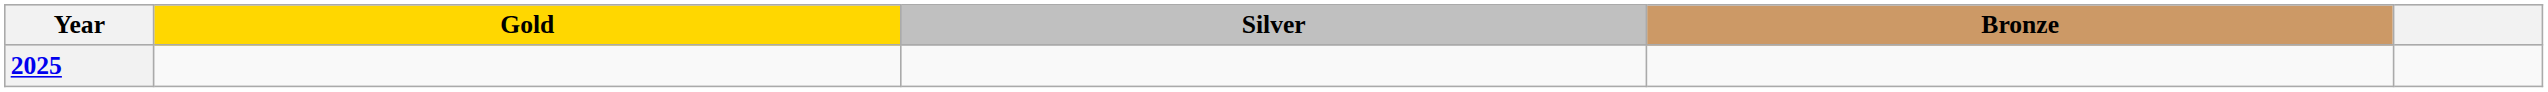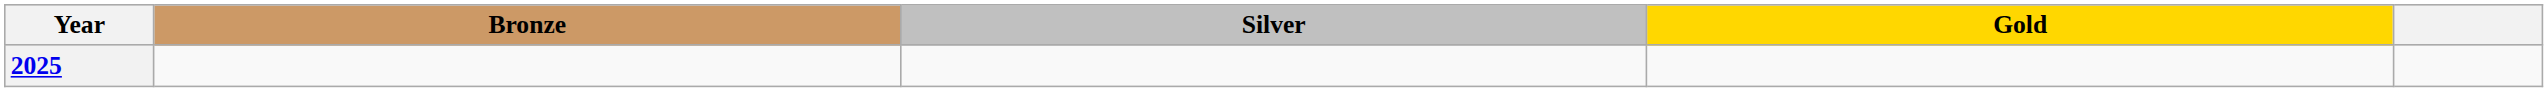columns swapped: (527, 24) <-> (2020, 24)
